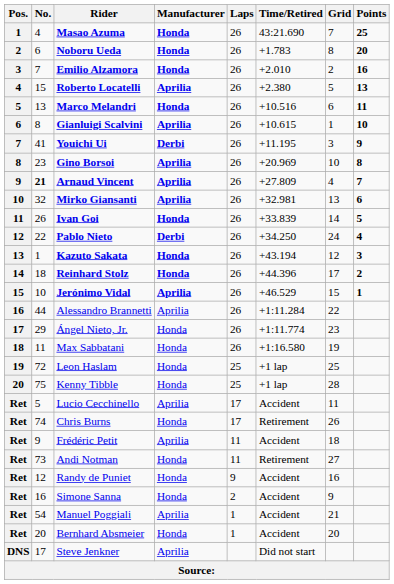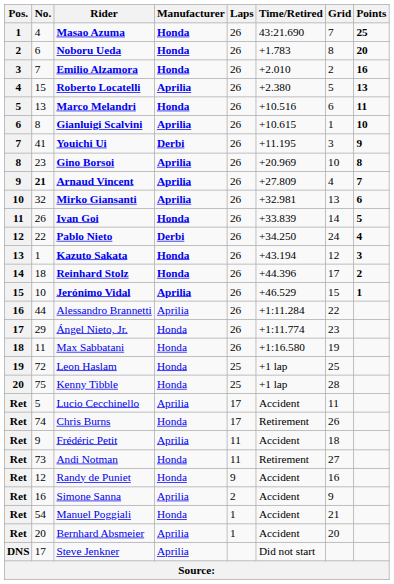(172, 496) Honda -> (173, 496) Aprilia
(173, 514) Aprilia -> (172, 514) Honda
(172, 533) Honda -> (173, 533) Aprilia
